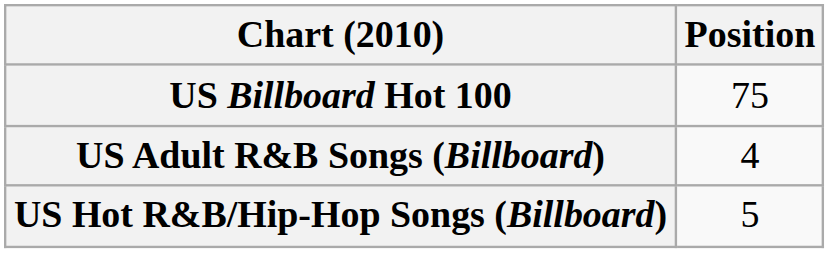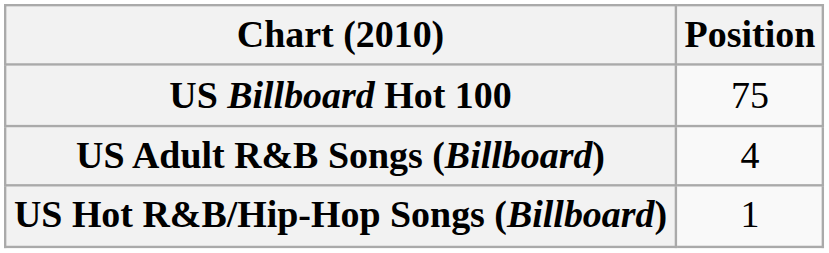(750, 214) 5 -> (750, 214) 1
